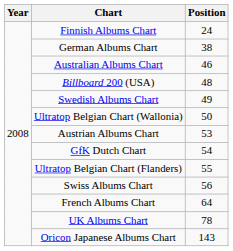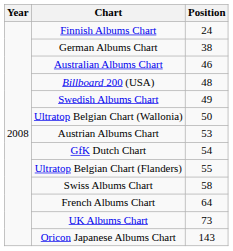(207, 185) 56 -> (207, 185) 58
(207, 220) 78 -> (207, 220) 73
